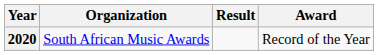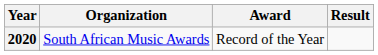columns swapped: (316, 15) <-> (236, 15)
